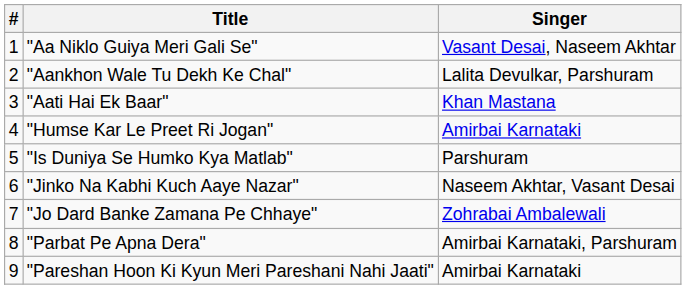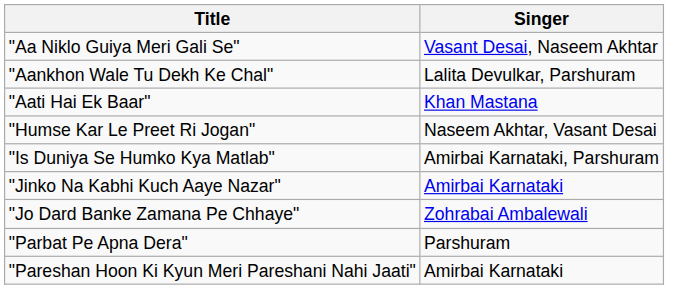- column: (14, 19)
(512, 130) Amirbai Karnataki -> (540, 130) Naseem Akhtar, Vasant Desai
(485, 158) Parshuram -> (542, 158) Amirbai Karnataki, Parshuram
(558, 186) Naseem Akhtar, Vasant Desai -> (494, 186) Amirbai Karnataki
(560, 242) Amirbai Karnataki, Parshuram -> (467, 242) Parshuram
